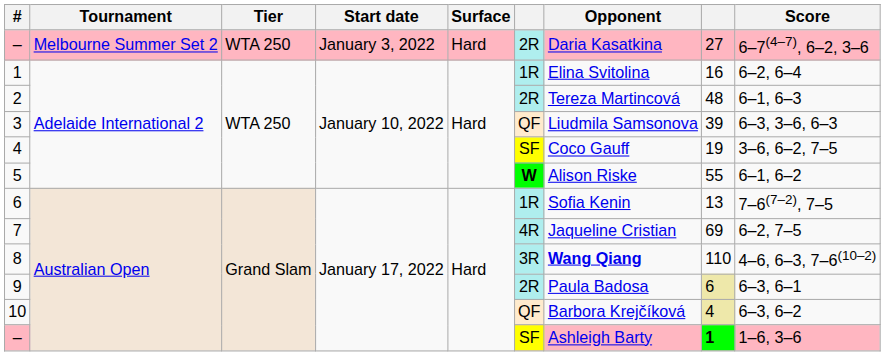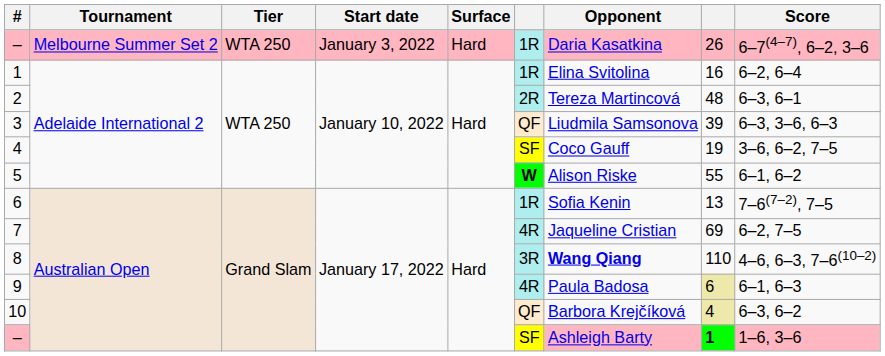(529, 45) 2R -> (529, 45) 1R
(714, 45) 27 -> (714, 45) 26
(770, 98) 6–1, 6–3 -> (770, 98) 6–3, 6–1
(529, 286) 2R -> (529, 286) 4R
(770, 286) 6–3, 6–1 -> (770, 286) 6–1, 6–3
